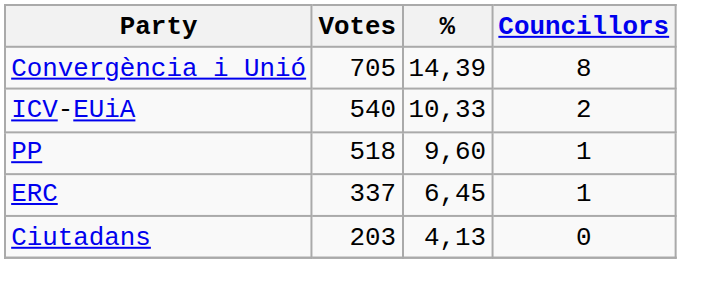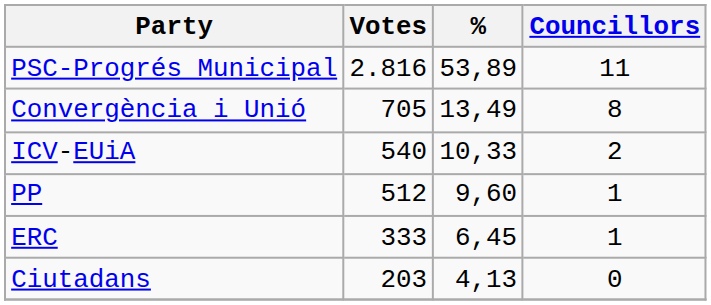+ row: (174, 68)
(447, 68) 14,39 -> (478, 110) 13,49
(373, 153) 518 -> (404, 195) 512
(373, 195) 337 -> (404, 237) 333
